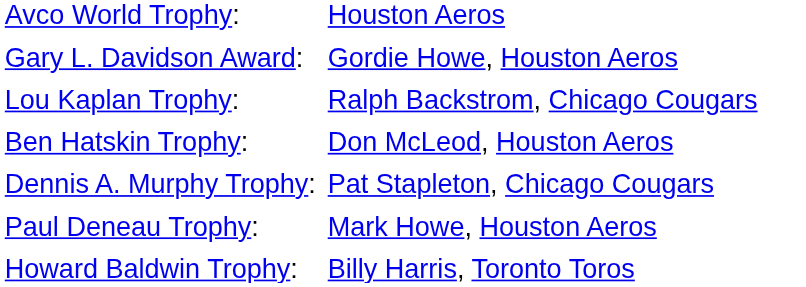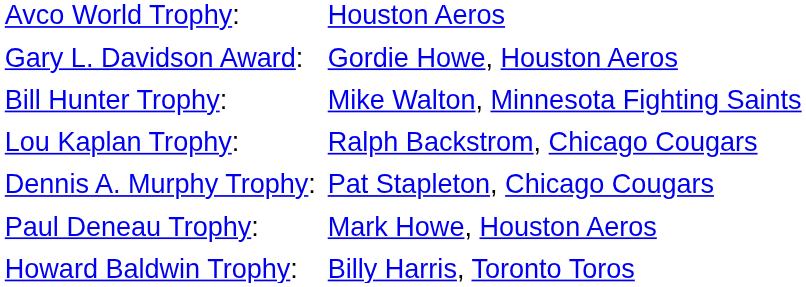+ row: (116, 100)
- row: (127, 142)
